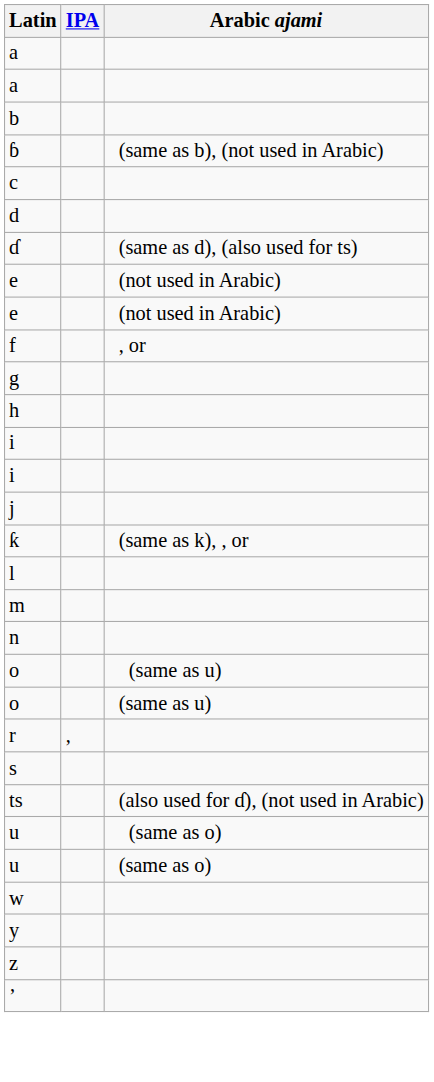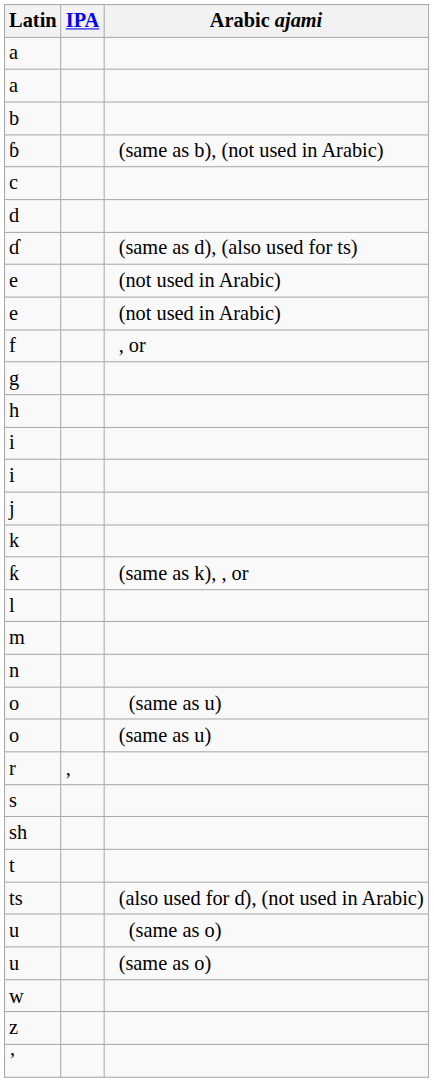+ row: (14, 540)
+ row: (18, 833)
+ row: (12, 865)
- row: (14, 930)
